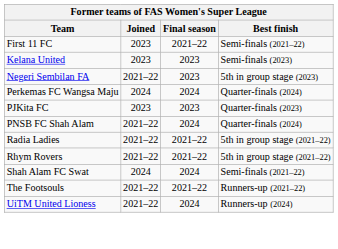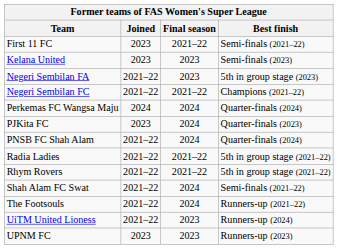+ row: (48, 92)
(190, 108) 2023 -> (190, 124) 2024
(141, 172) 2024 -> (141, 188) 2021–22
(190, 188) 2021–22 -> (190, 204) 2024
(190, 204) 2024 -> (190, 220) 2023
+ row: (29, 236)
